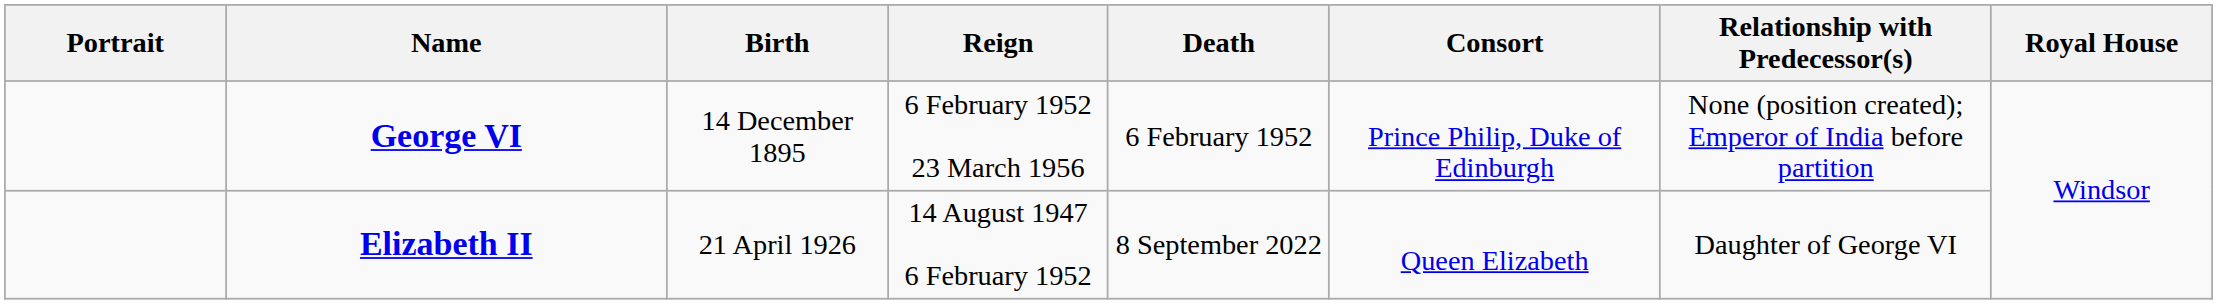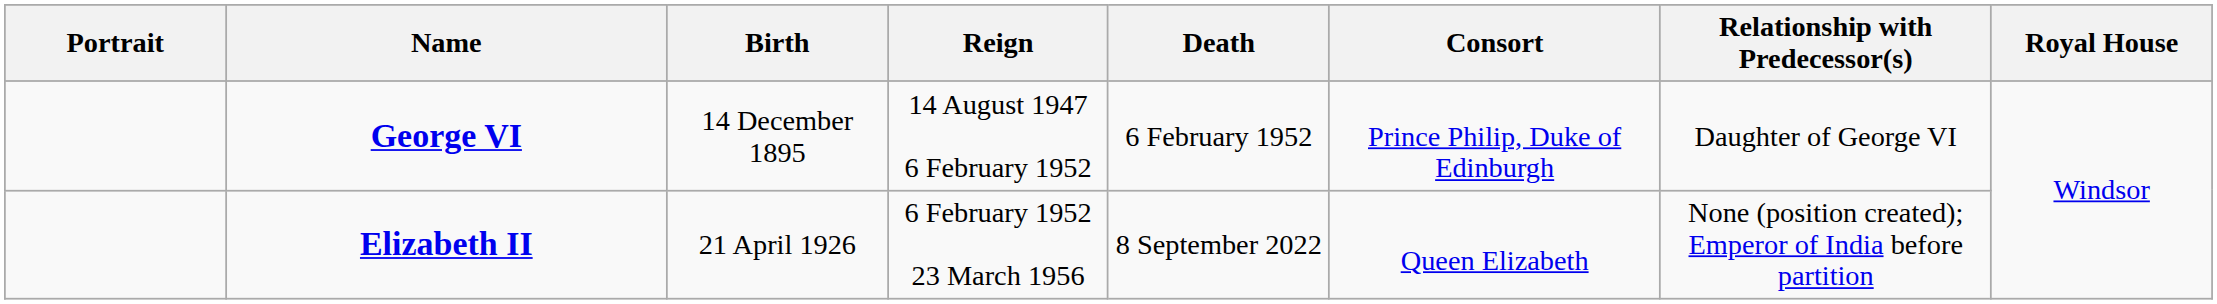(998, 135) 6 February 1952 23 March 1956 -> (998, 135) 14 August 1947 6 February 1952
(1826, 135) None (position created); Emperor of India before partition -> (1826, 135) Daughter of George VI
(998, 244) 14 August 1947 6 February 1952 -> (998, 244) 6 February 1952 23 March 1956
(1826, 244) Daughter of George VI -> (1826, 244) None (position created); Emperor of India before partition
